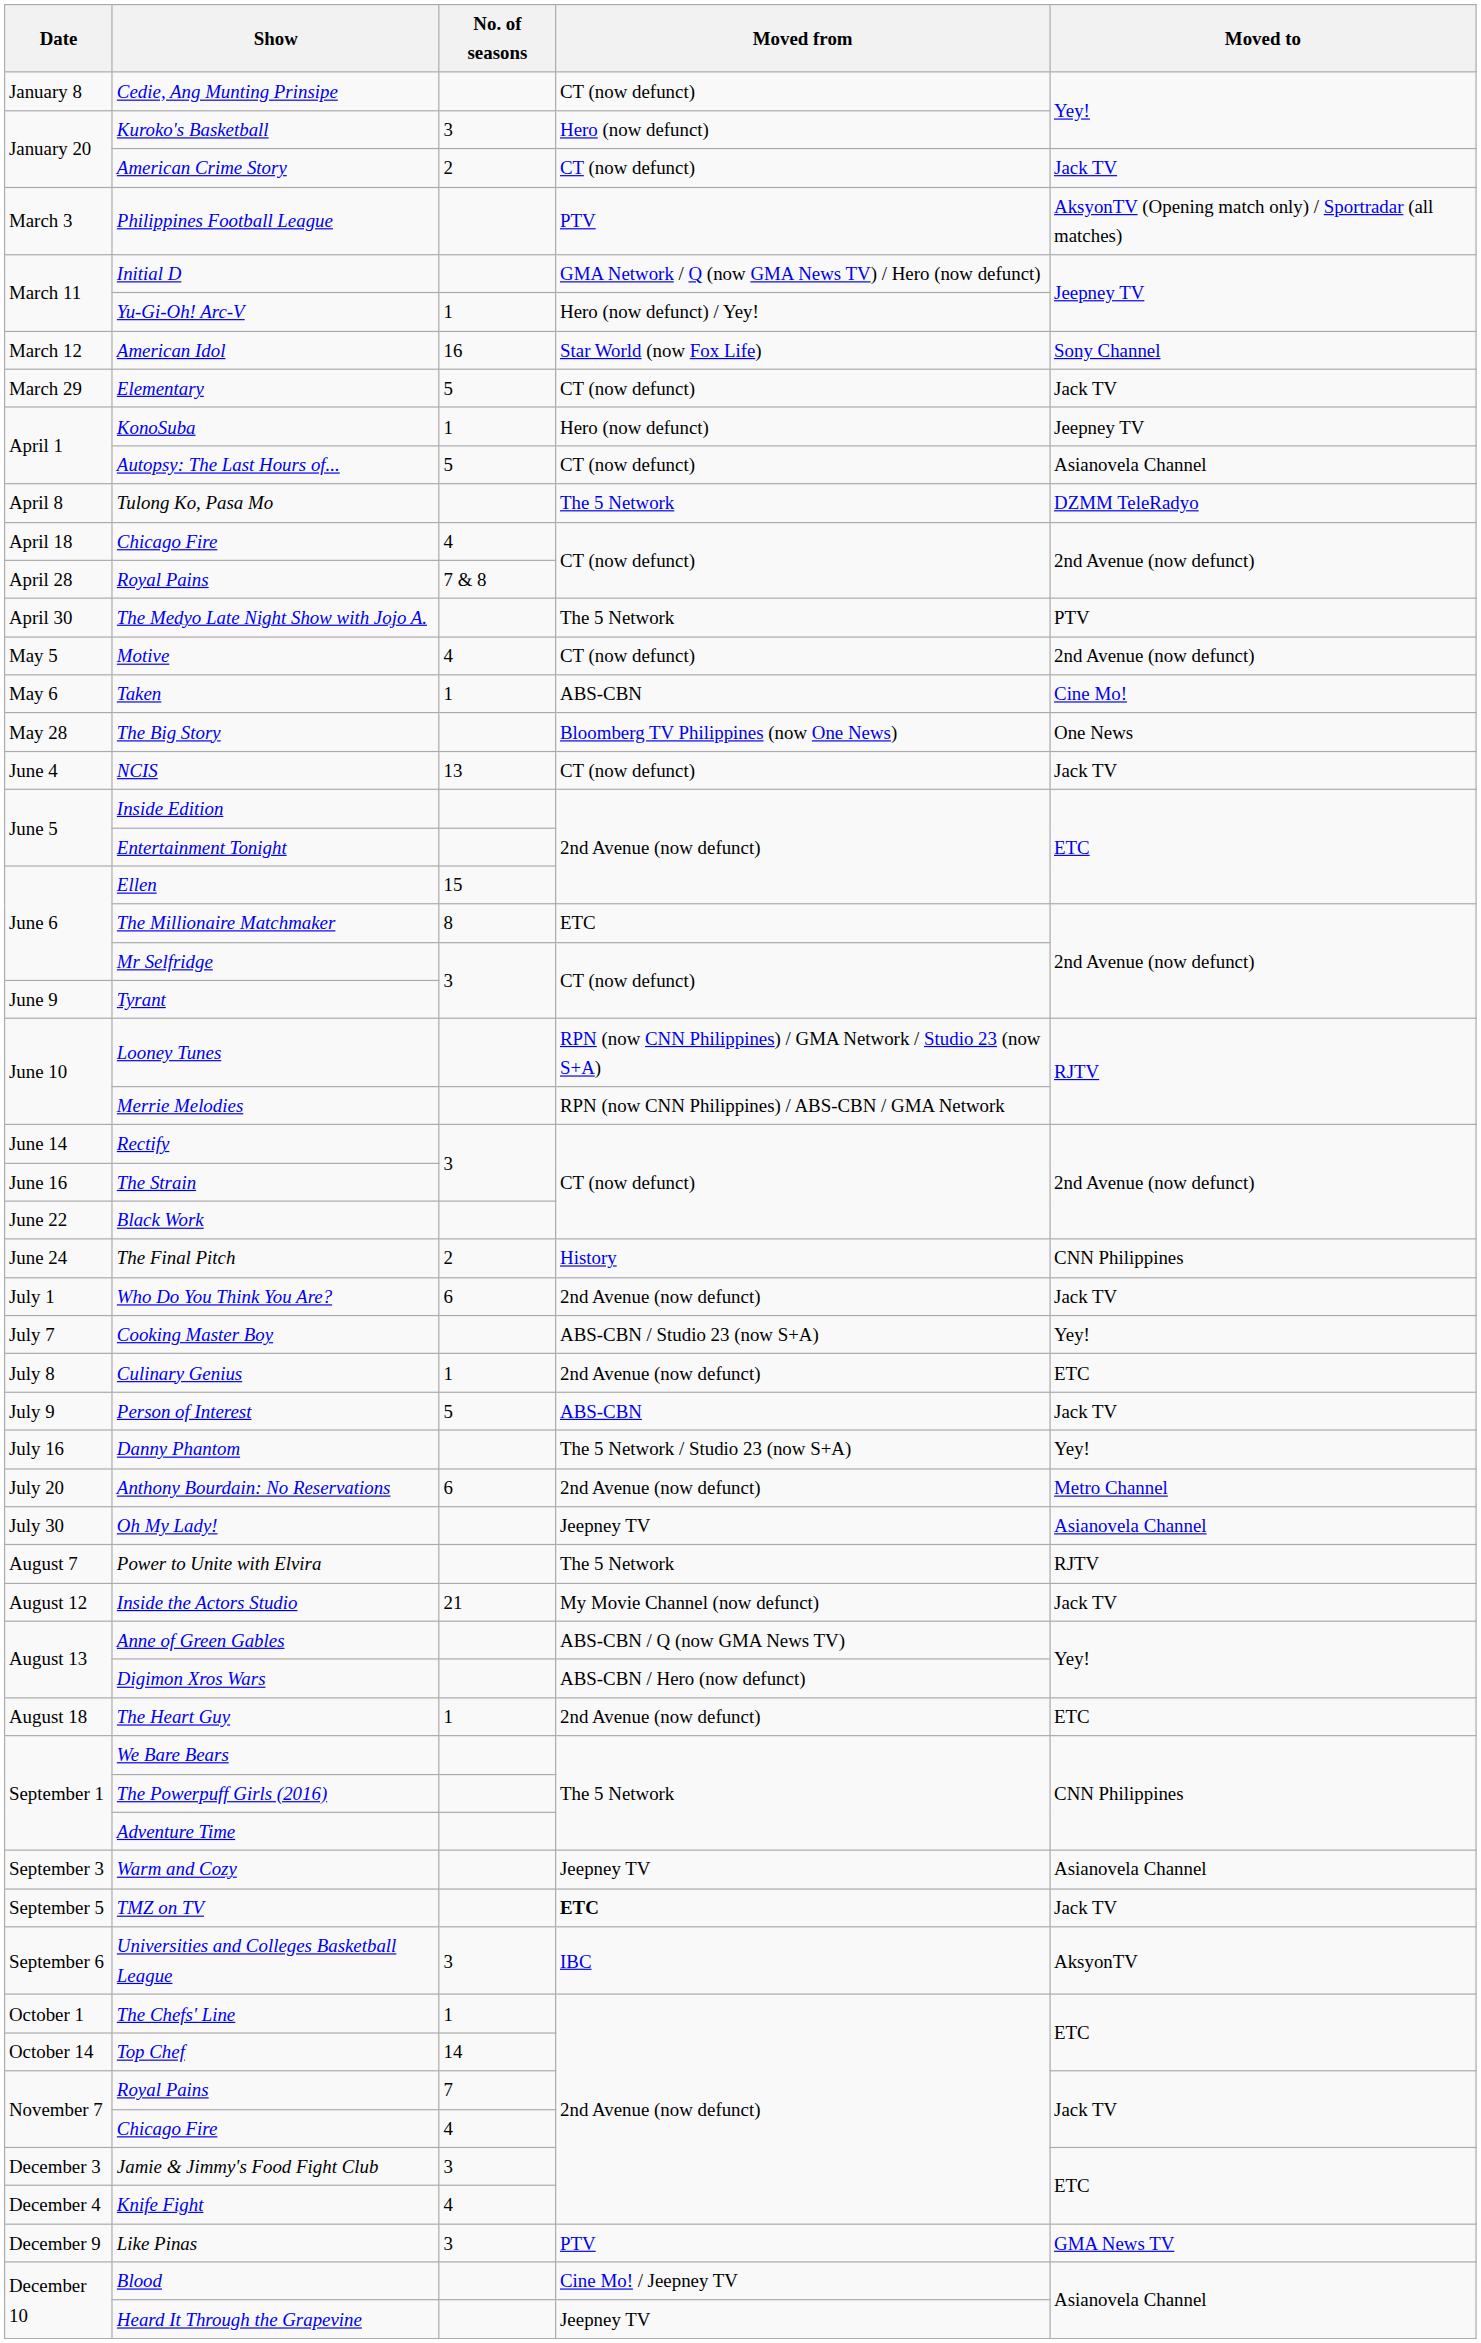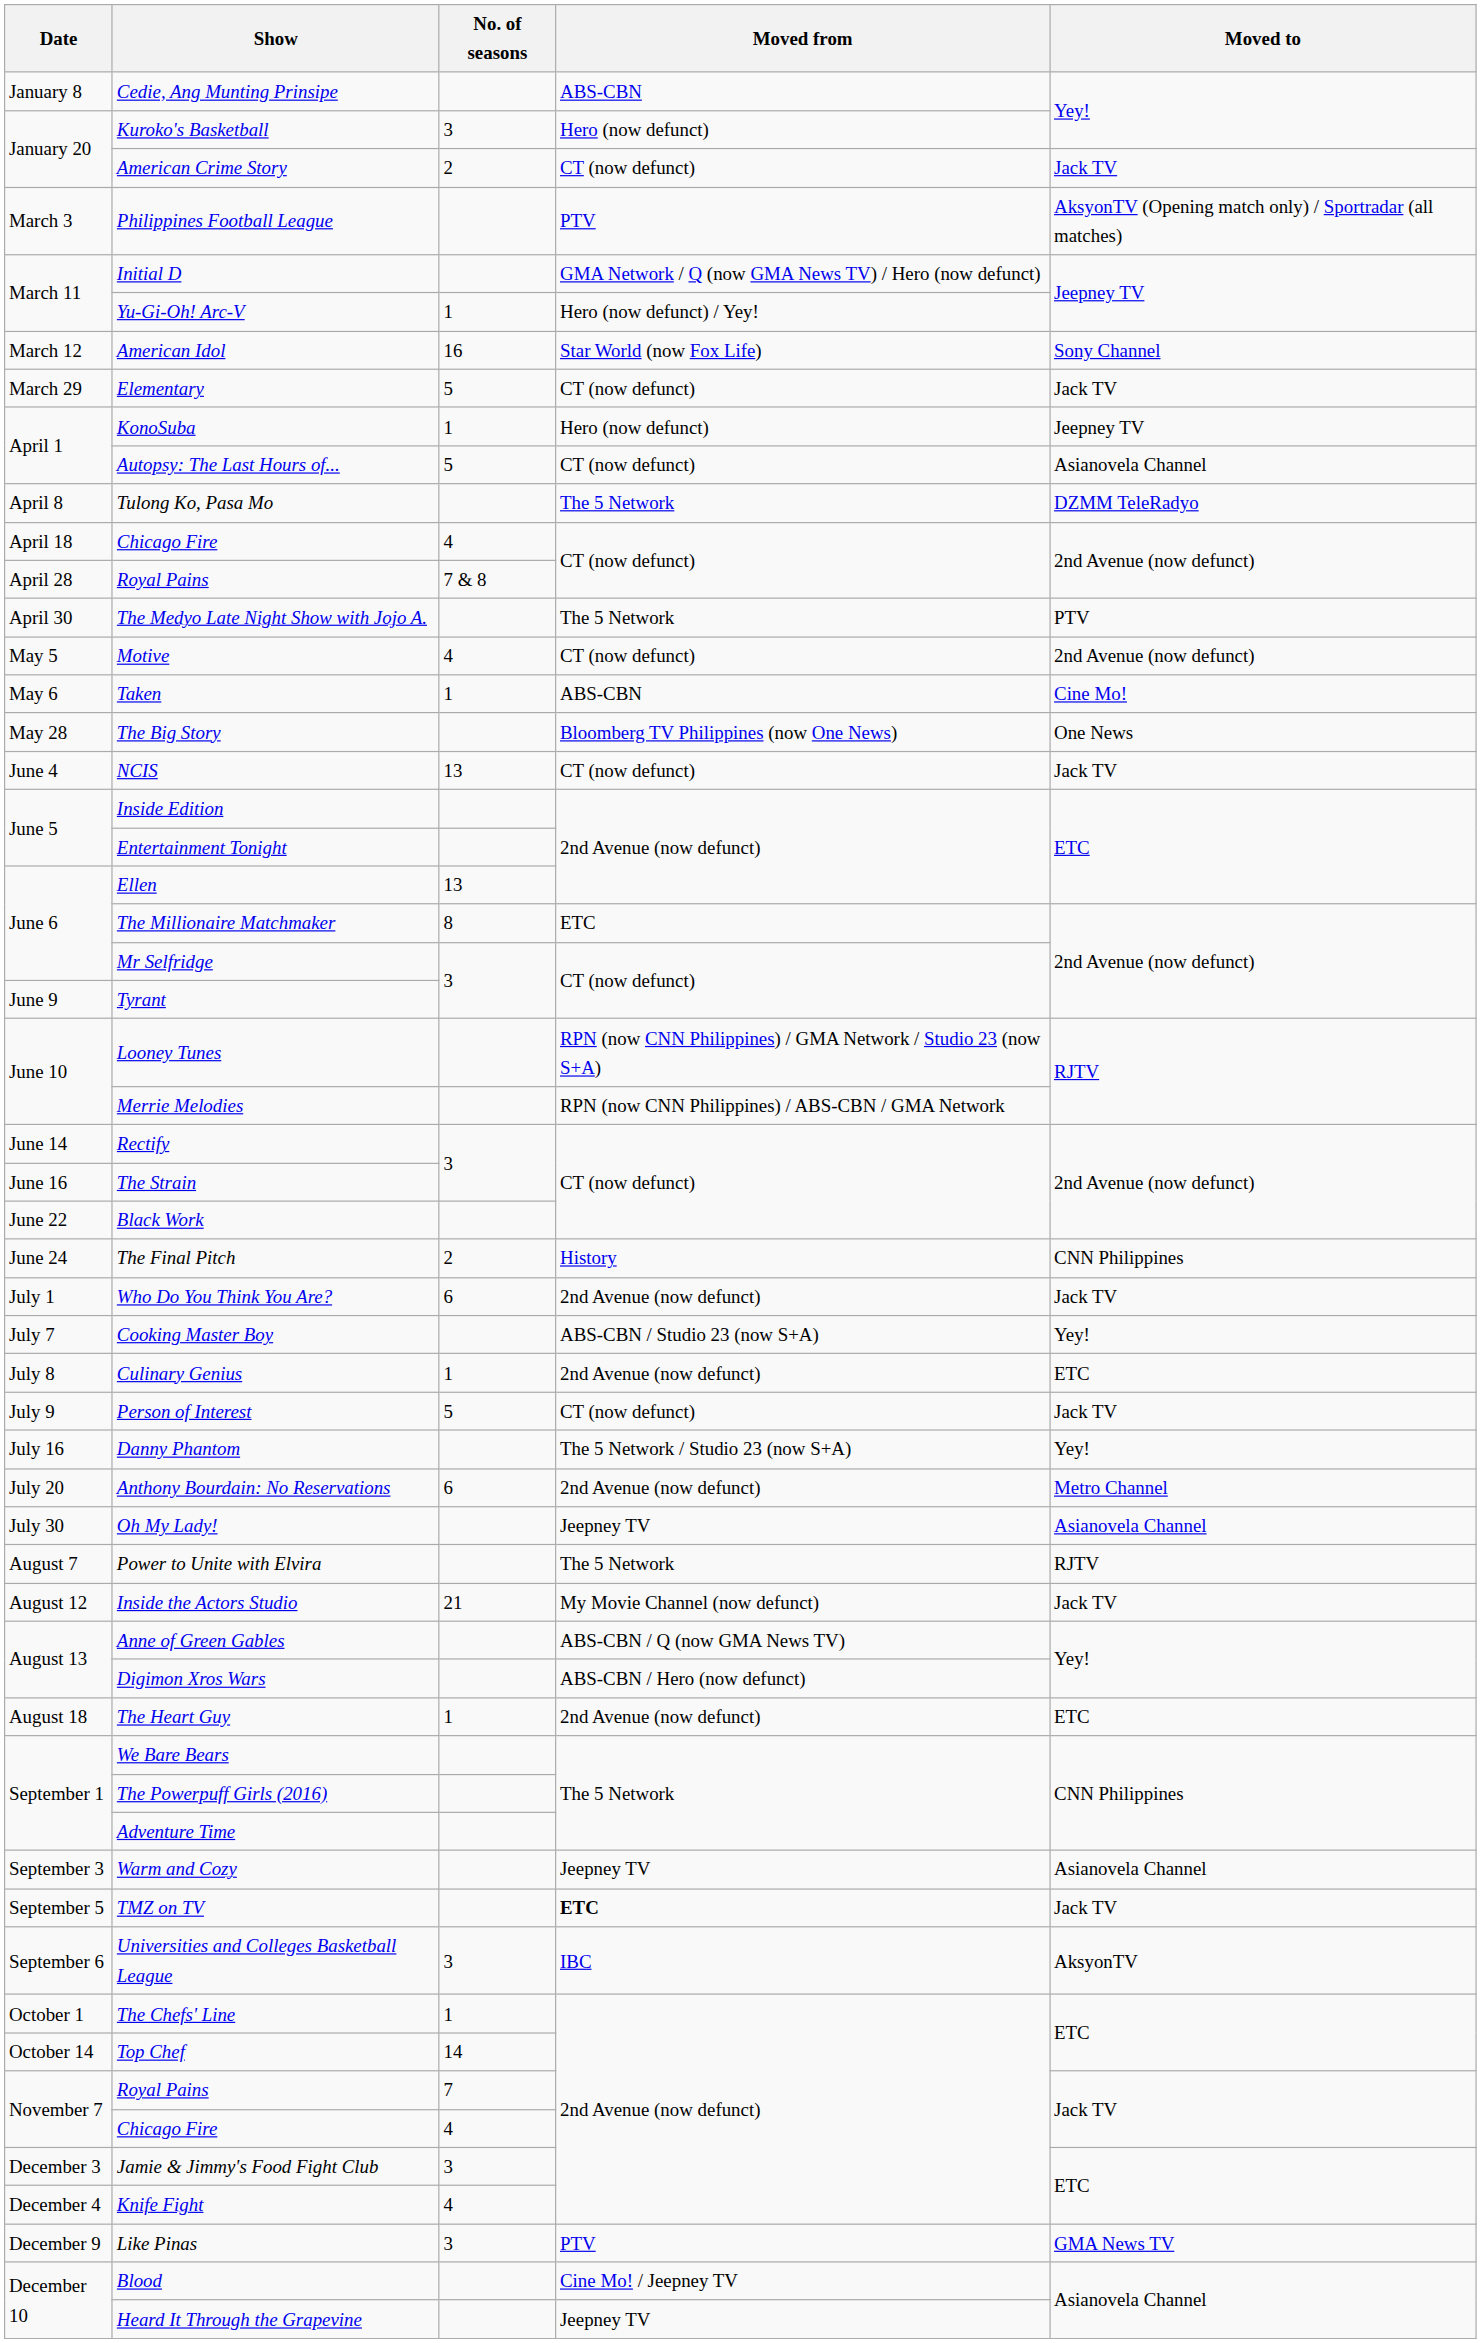(627, 91) CT (now defunct) -> (601, 91) ABS-CBN
(453, 885) 15 -> (453, 885) 13
(601, 1411) ABS-CBN -> (627, 1411) CT (now defunct)
